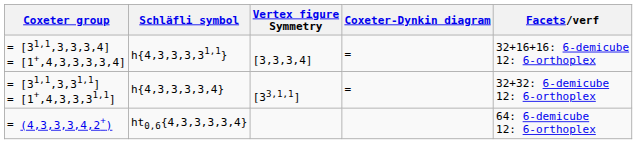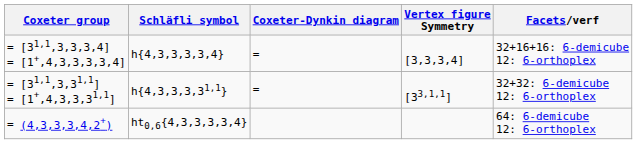columns swapped: (418, 20) <-> (296, 20)
(179, 53) h{4,3,3,3,31,1} -> (178, 53) h{4,3,3,3,3,4}
(178, 90) h{4,3,3,3,3,4} -> (179, 90) h{4,3,3,3,31,1}
